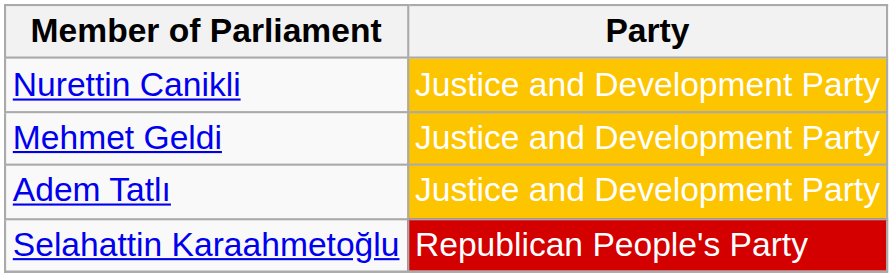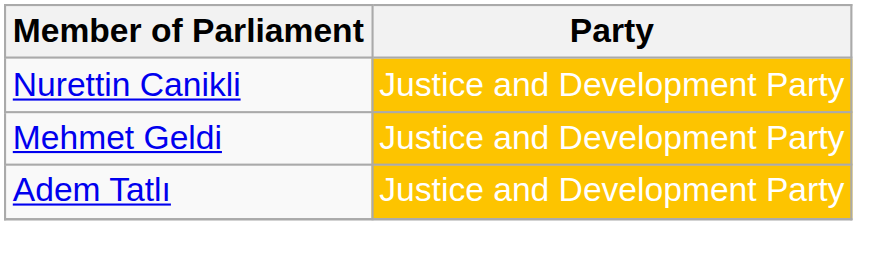- row: (206, 244)
